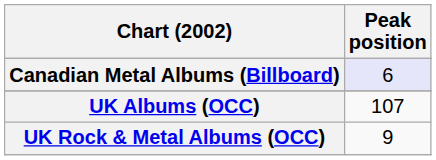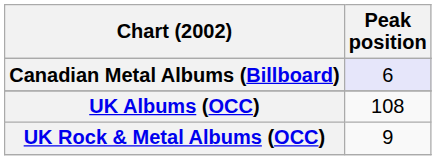(388, 106) 107 -> (388, 106) 108
